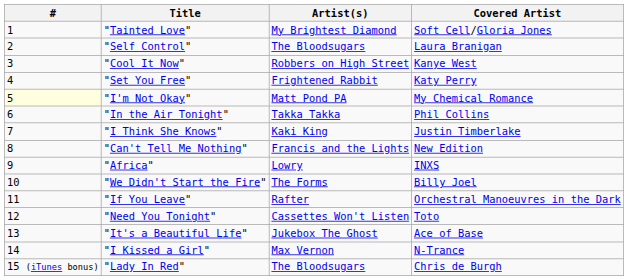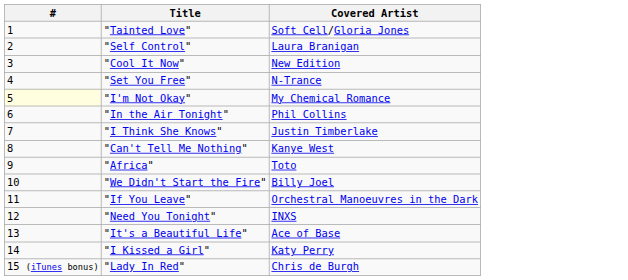- column: (340, 13)
(445, 64) Kanye West -> (306, 64) New Edition
(445, 81) Katy Perry -> (296, 81) N-Trance
(449, 148) New Edition -> (303, 148) Kanye West
(427, 165) INXS -> (284, 165) Toto
(427, 216) Toto -> (284, 216) INXS
(439, 250) N-Trance -> (303, 250) Katy Perry
